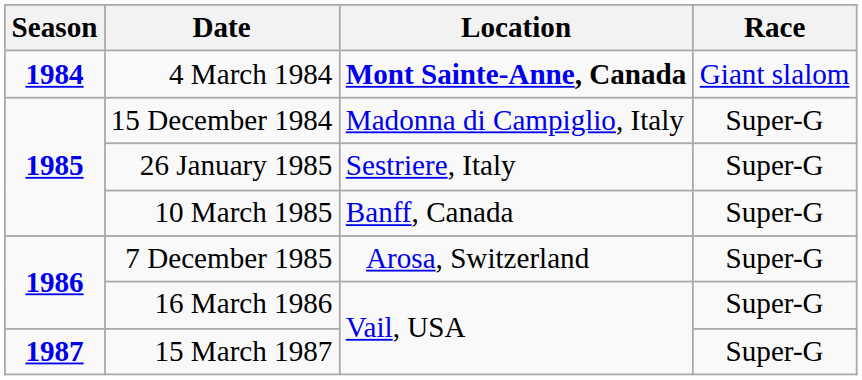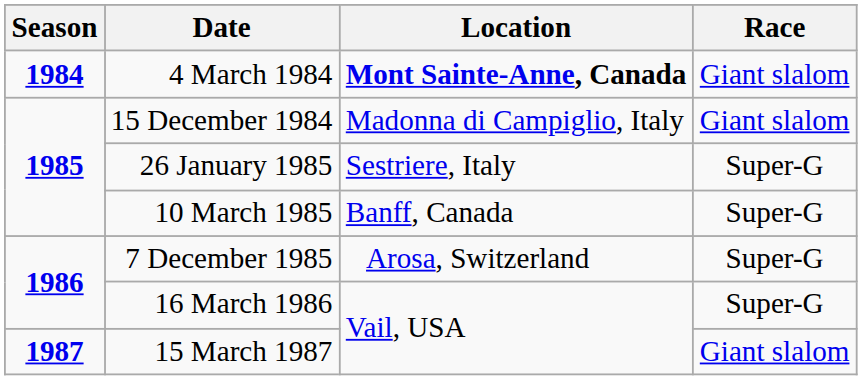(775, 119) Super-G -> (775, 119) Giant slalom
(775, 350) Super-G -> (775, 350) Giant slalom
